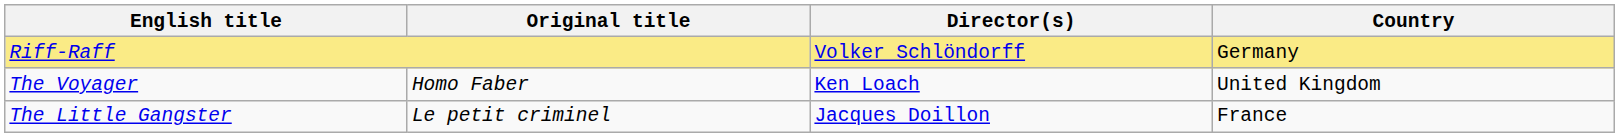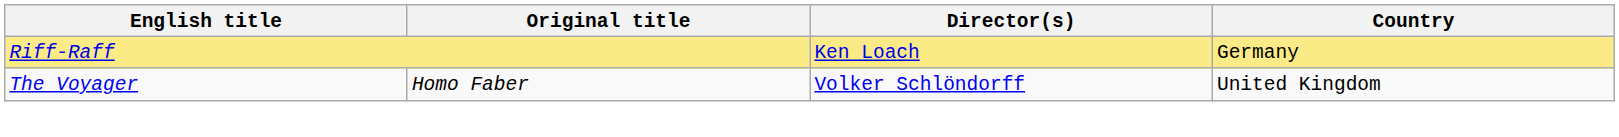(920, 52) Volker Schlöndorff -> (867, 52) Ken Loach
(867, 84) Ken Loach -> (920, 84) Volker Schlöndorff
- row: (121, 116)
